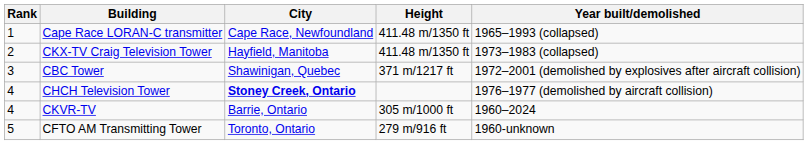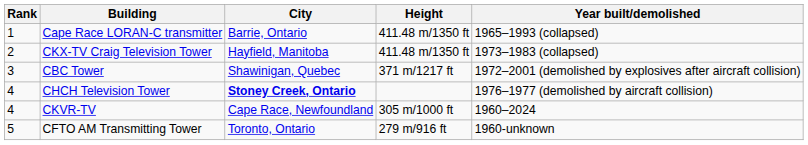(301, 33) Cape Race, Newfoundland -> (267, 33) Barrie, Ontario
(267, 110) Barrie, Ontario -> (301, 110) Cape Race, Newfoundland
